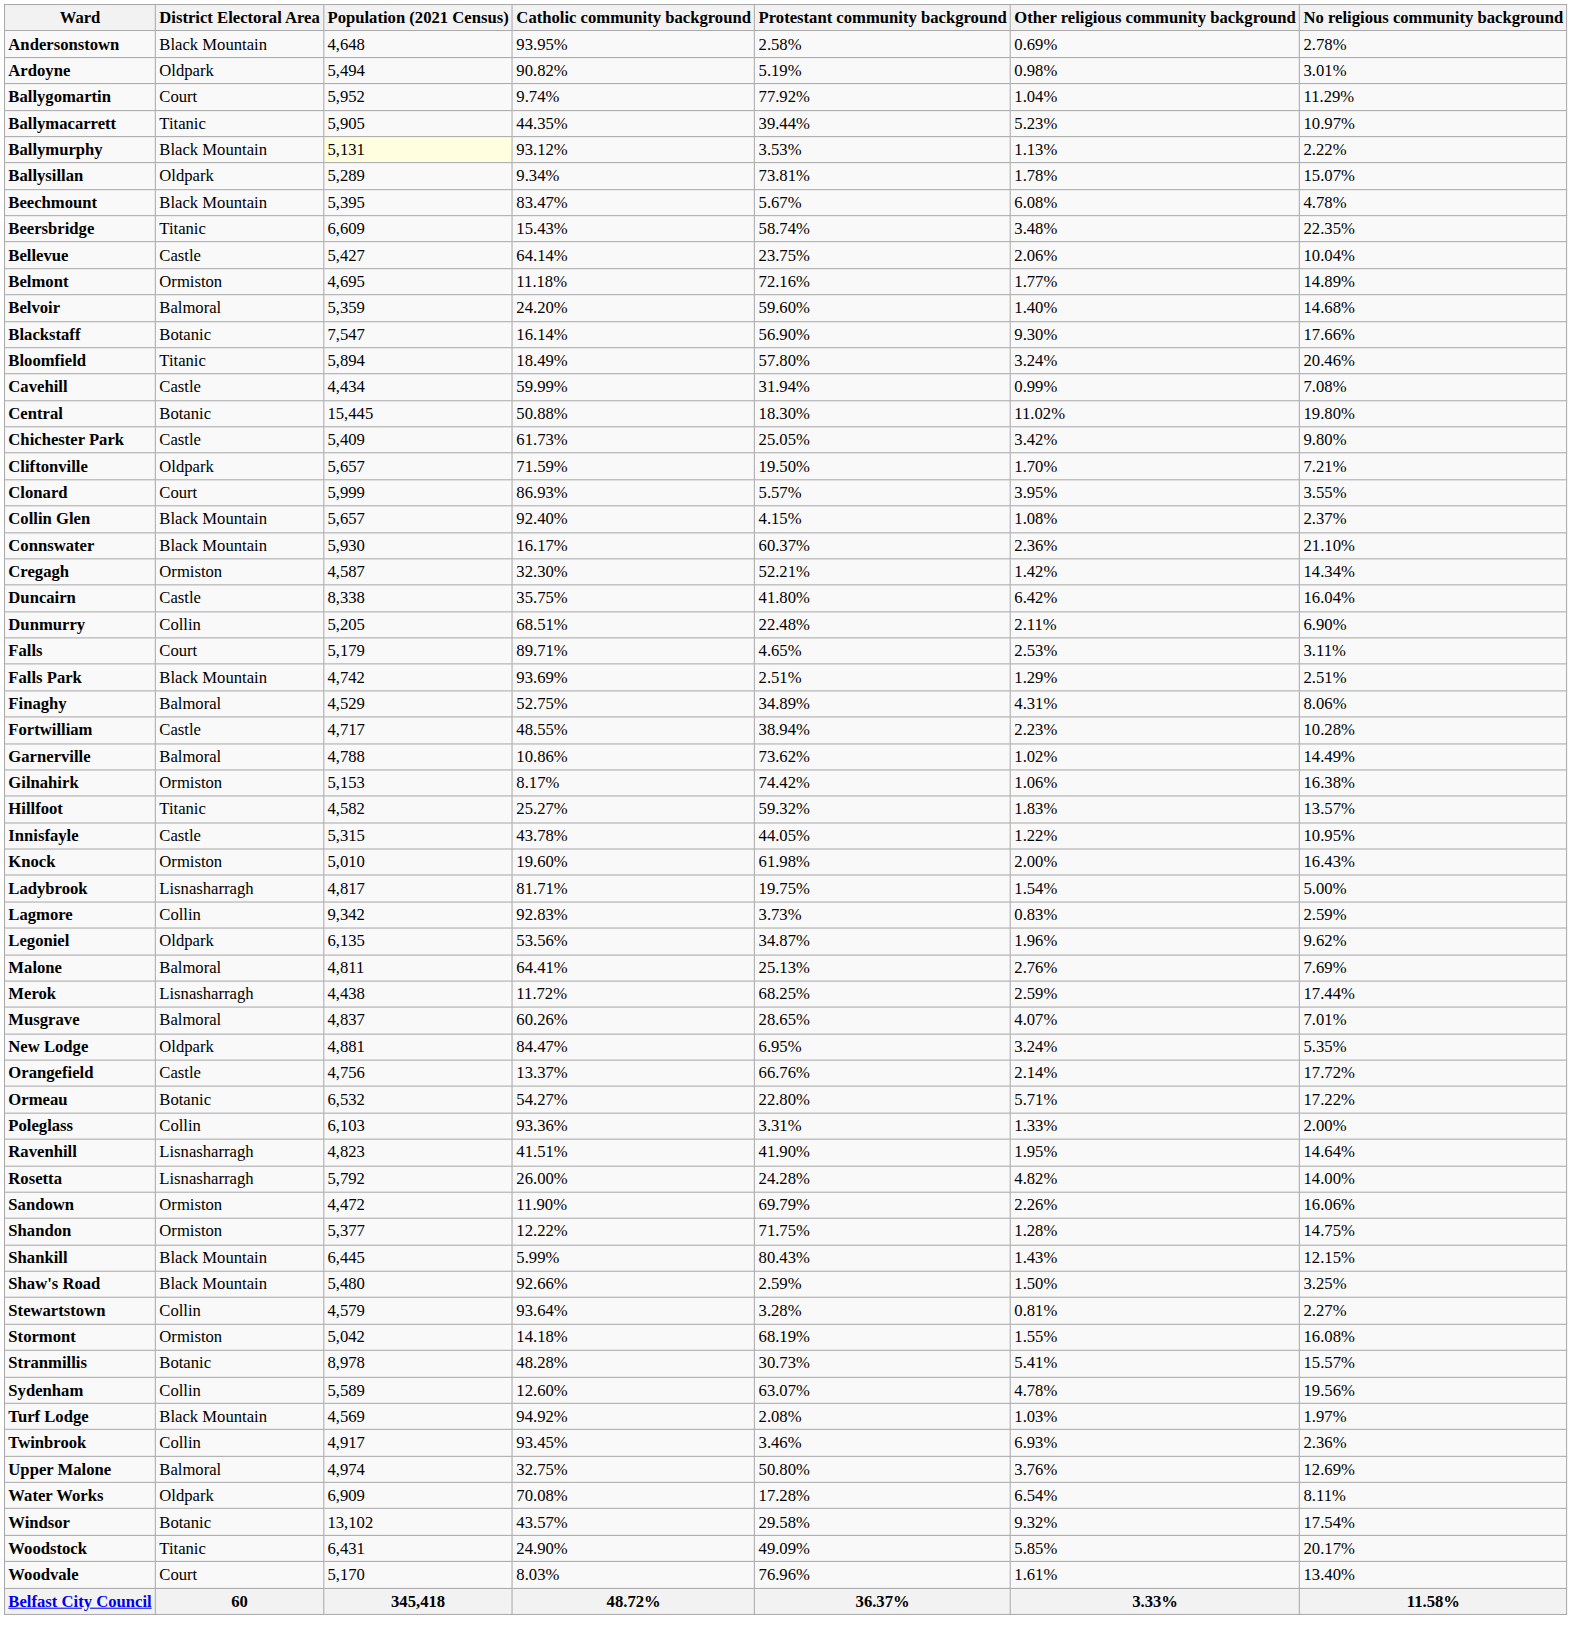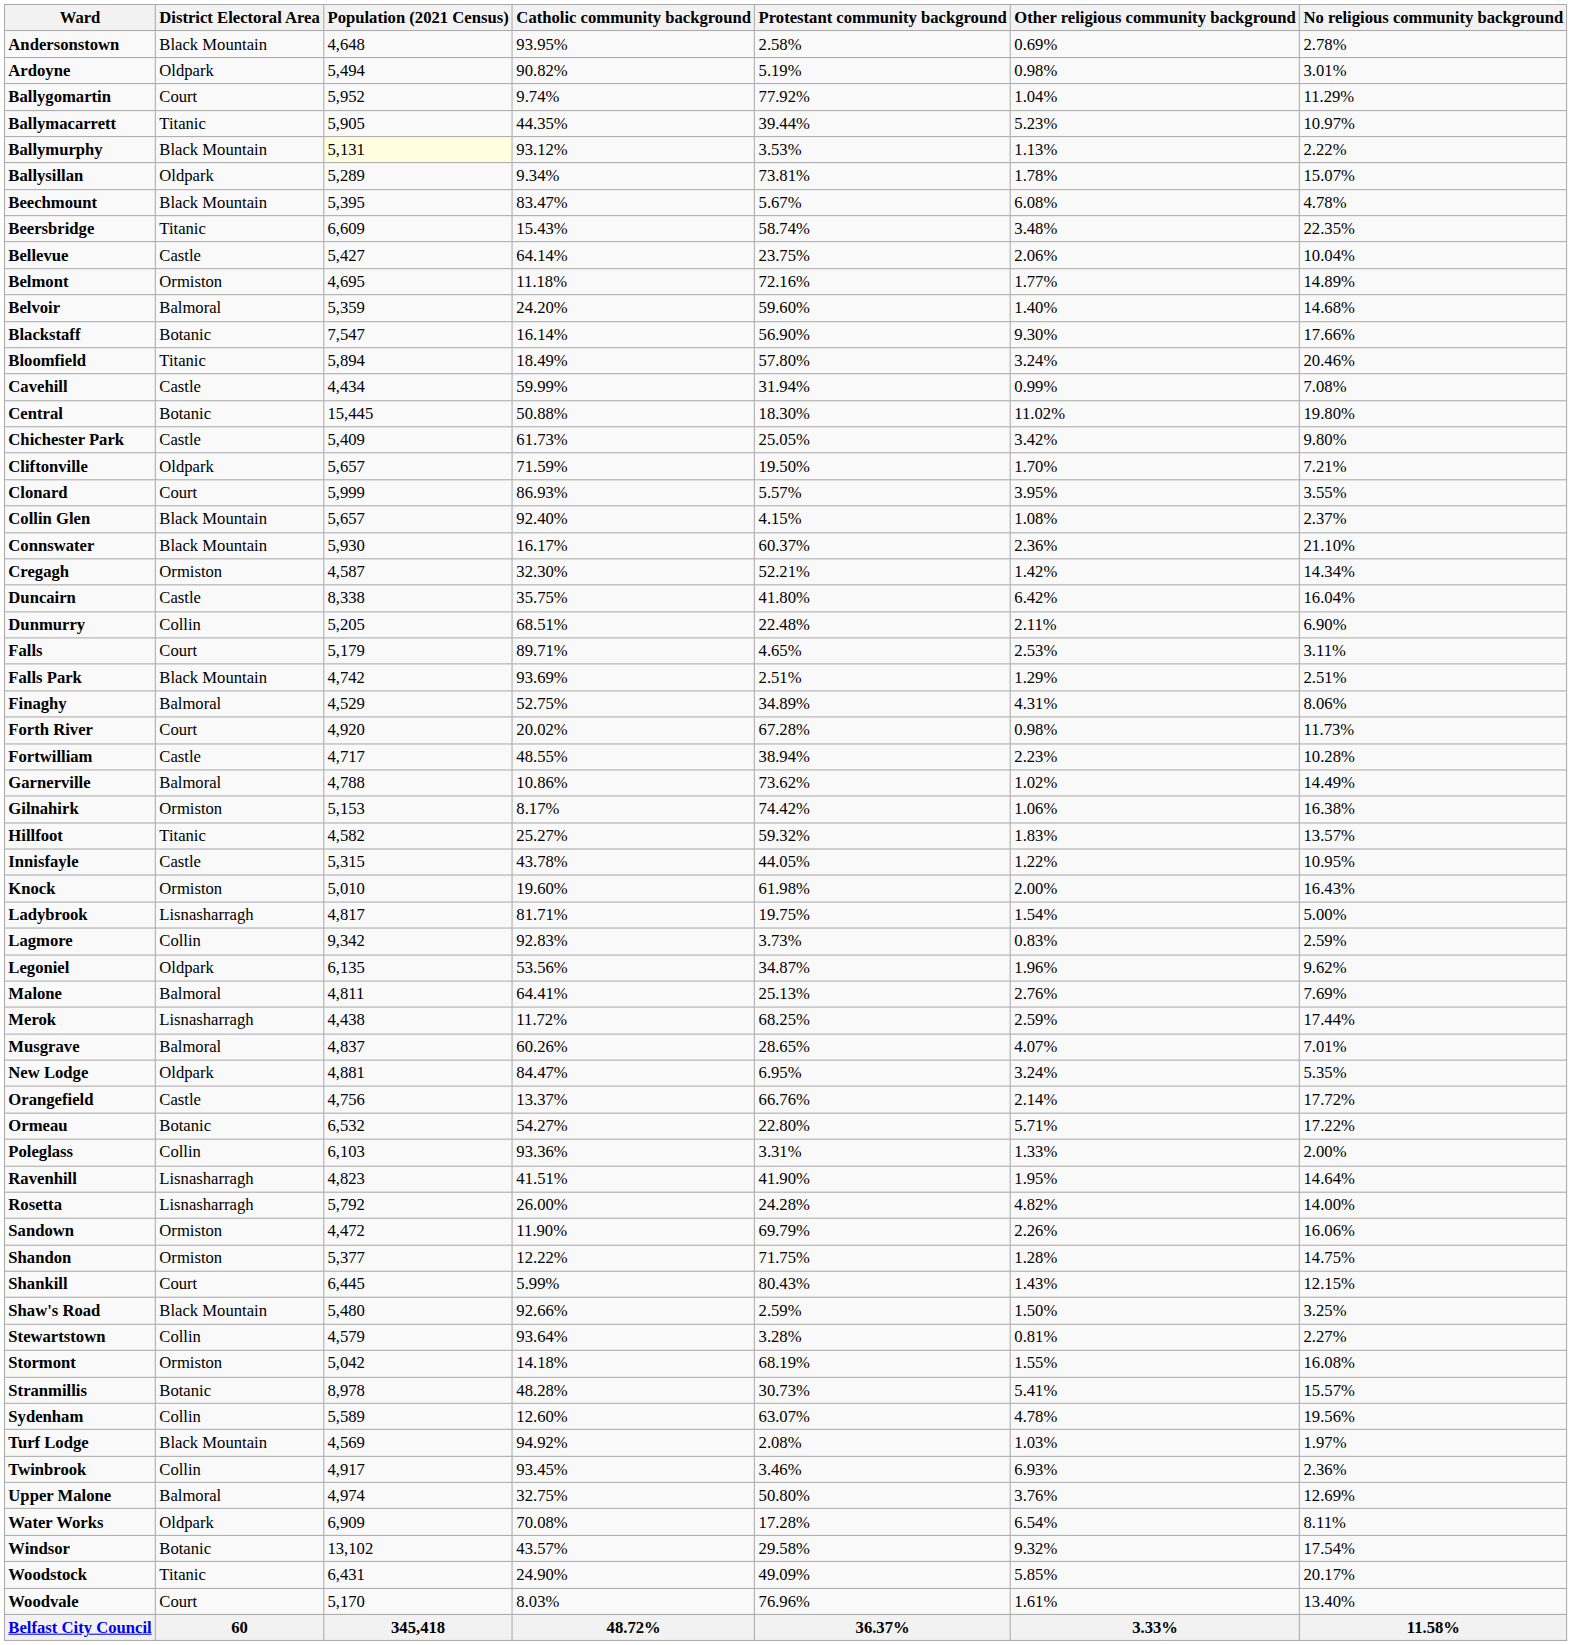+ row: (51, 730)
(213, 1258) Black Mountain -> (178, 1284) Court
